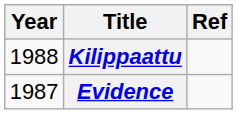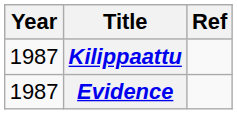(34, 56) 1988 -> (34, 56) 1987
